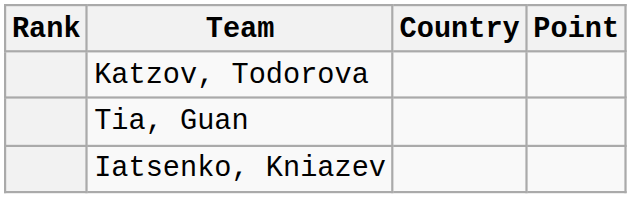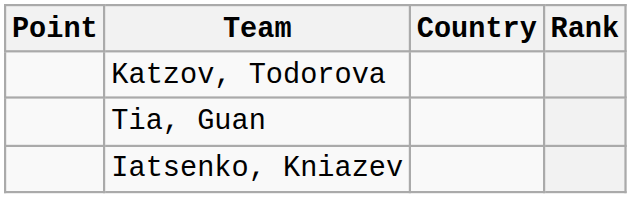columns swapped: (46, 28) <-> (576, 28)
